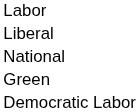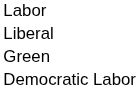- row: (34, 56)
